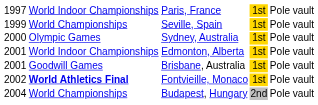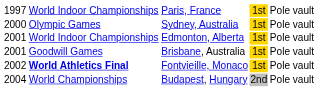- row: (192, 24)
